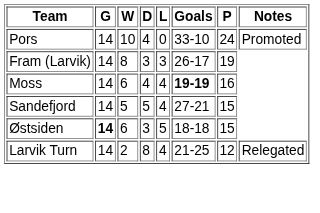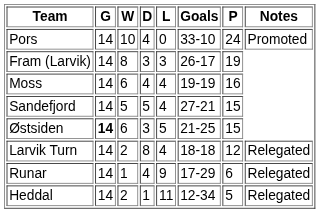(192, 84) bold -> (198, 84) normal
(192, 128) 18-18 -> (198, 128) 21-25
(192, 151) 21-25 -> (198, 151) 18-18
+ row: (28, 173)
+ row: (31, 195)
